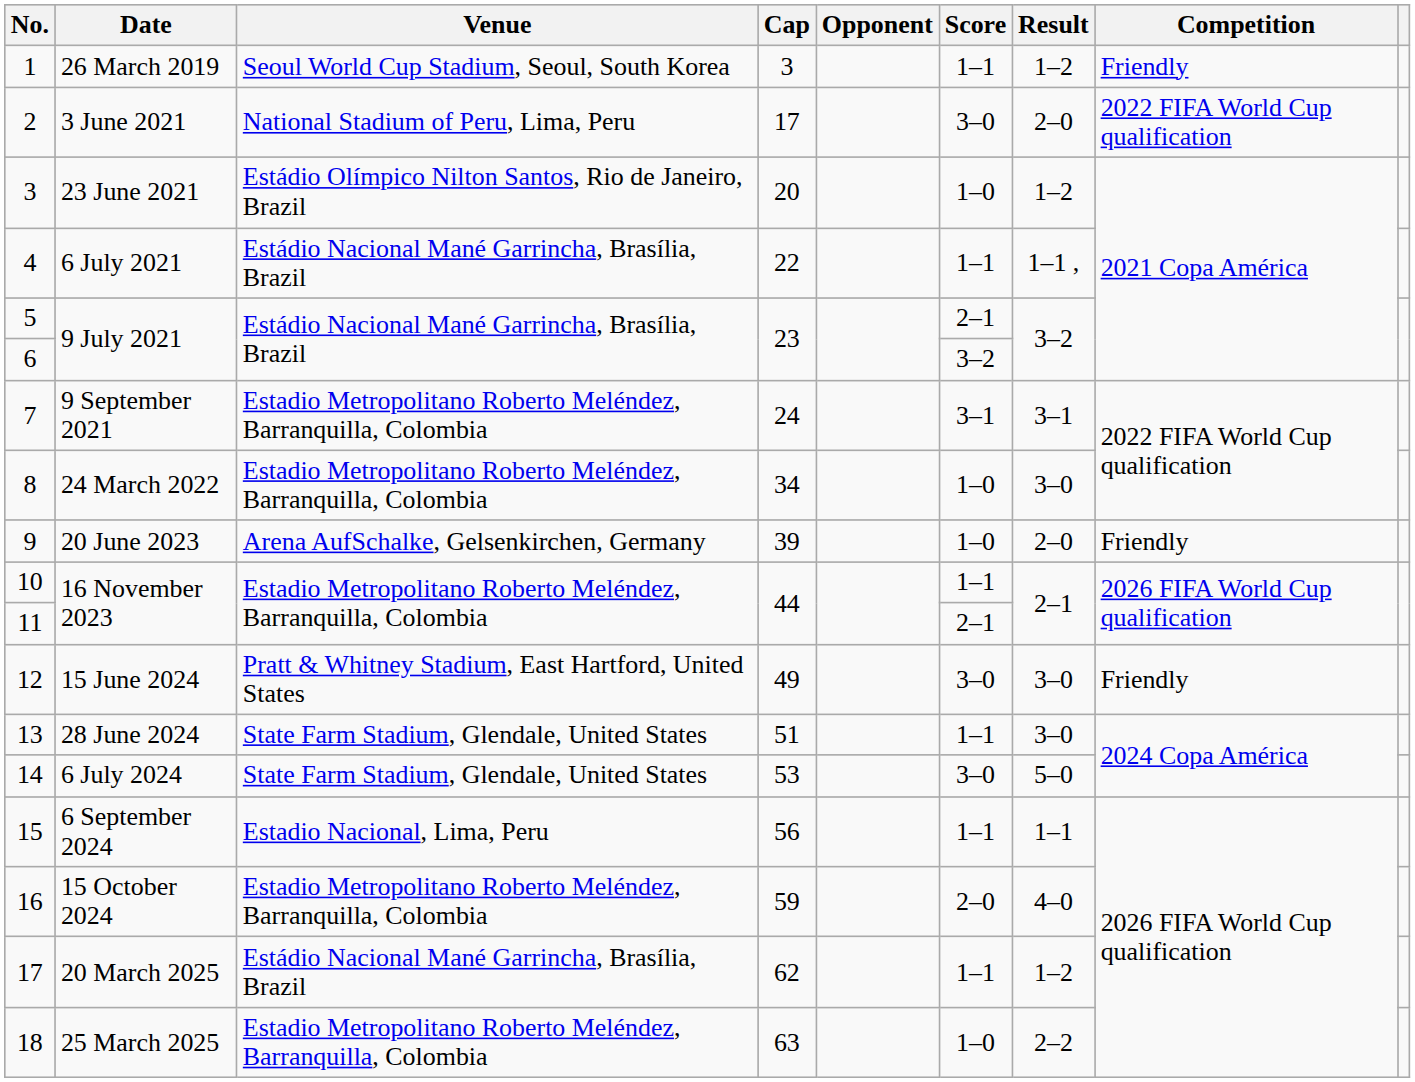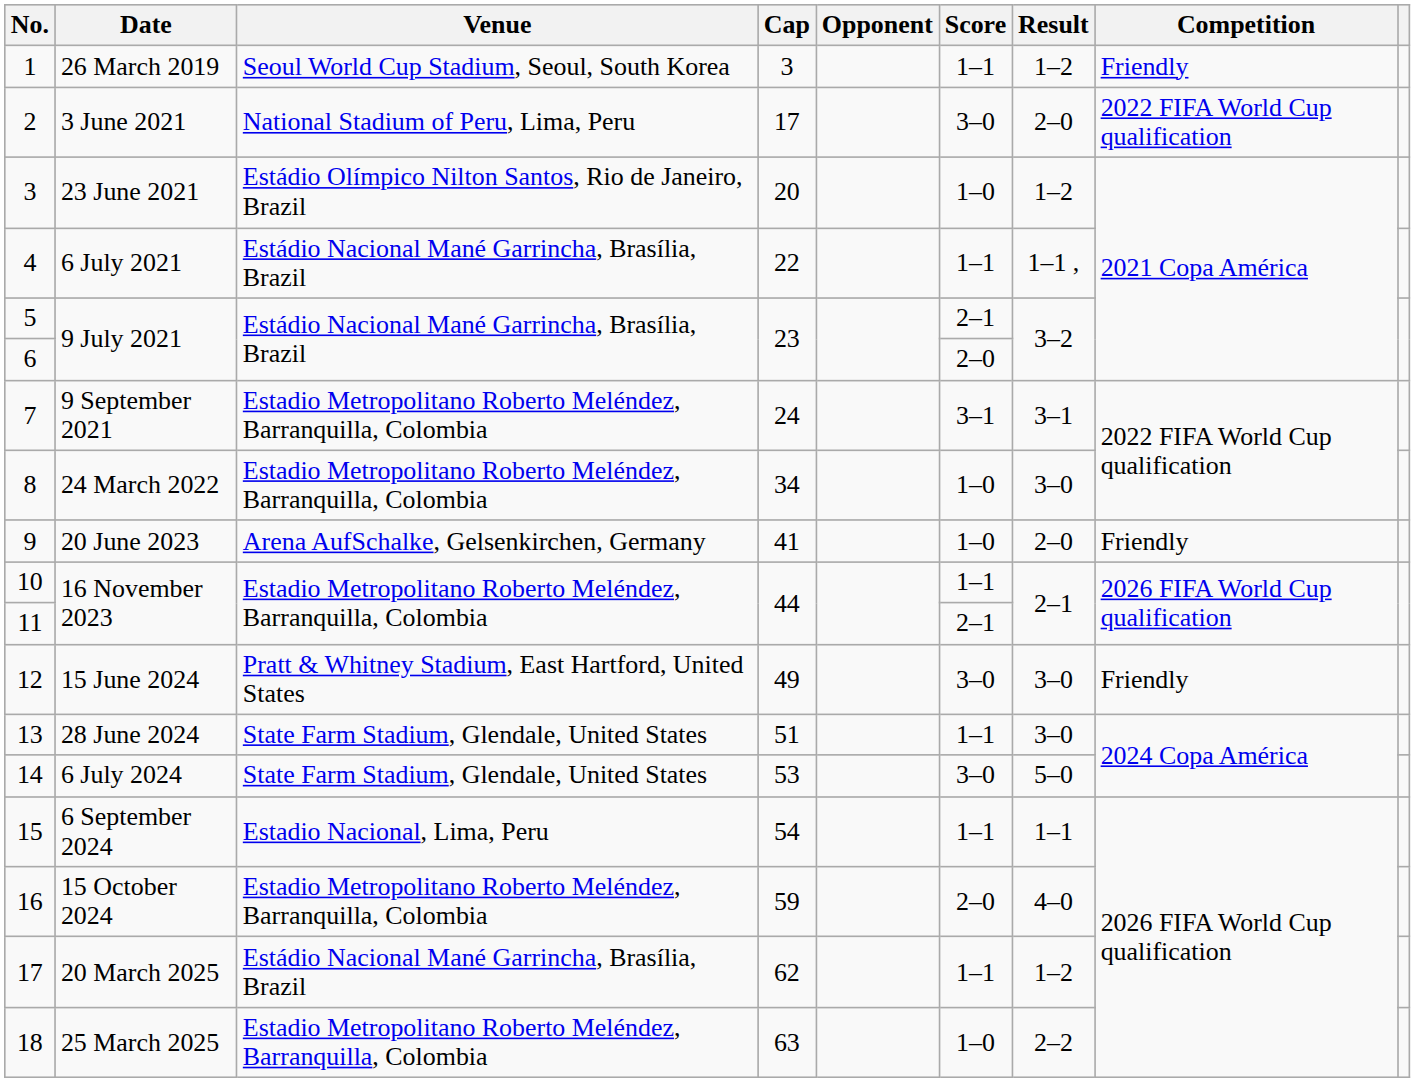(975, 359) 3–2 -> (975, 359) 2–0
(787, 540) 39 -> (787, 540) 41
(787, 831) 56 -> (787, 831) 54
